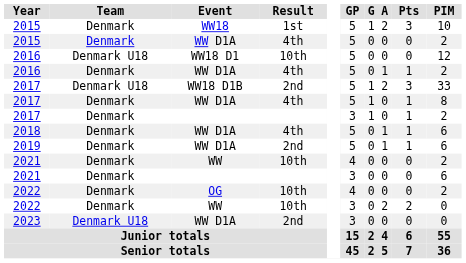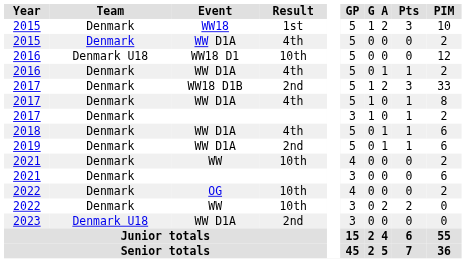(110, 86) Denmark U18 -> (110, 86) Denmark
